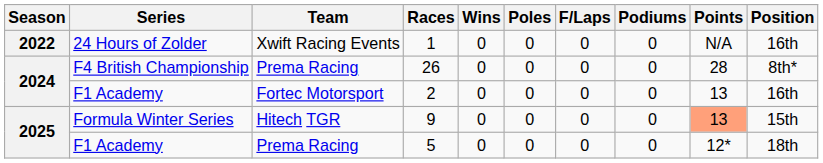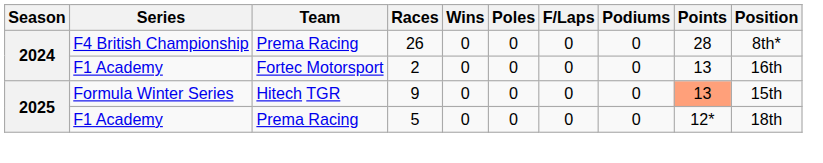- row: (431, 43)
